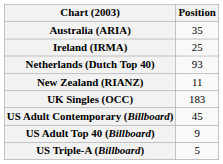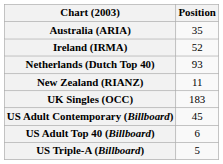(197, 47) 25 -> (197, 47) 52
(197, 133) 9 -> (197, 133) 6
